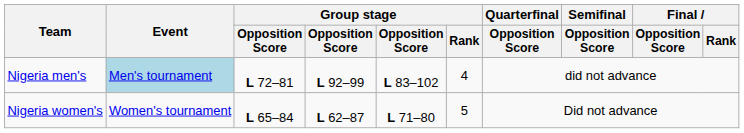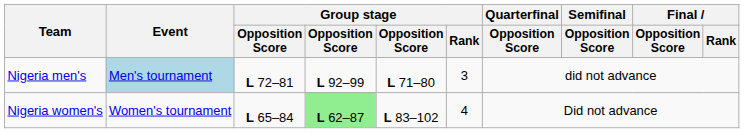(411, 83) L 83–102 -> (411, 83) L 71–80
(464, 76) 4 -> (464, 76) 3
(340, 118) no background -> (340, 118) lightgreen background
(411, 118) L 71–80 -> (411, 118) L 83–102
(464, 110) 5 -> (464, 110) 4
